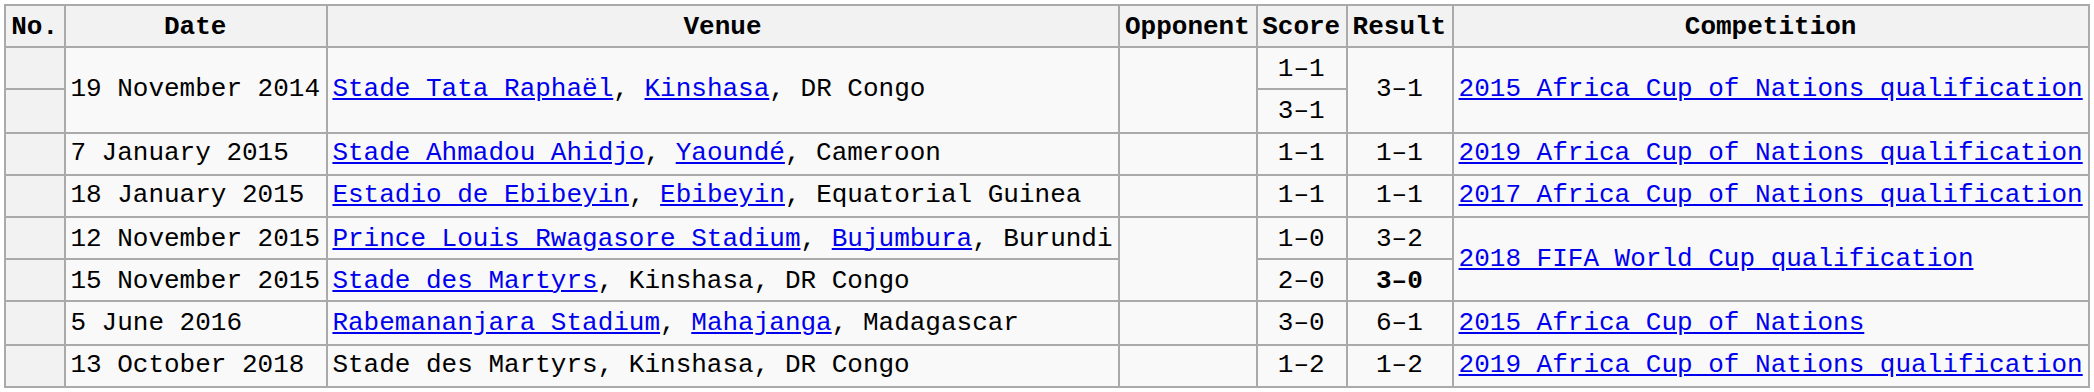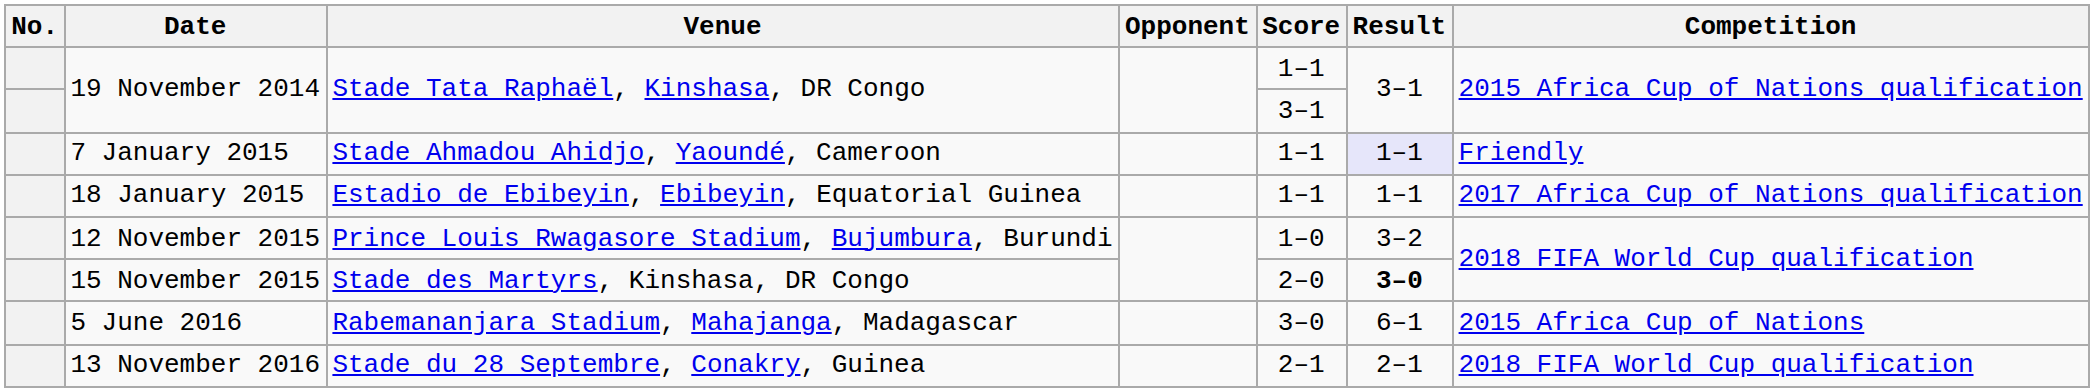(1399, 153) no background -> (1399, 153) lavender background
(1771, 153) 2019 Africa Cup of Nations qualification -> (1521, 153) Friendly
+ row: (195, 365)
- row: (187, 365)
